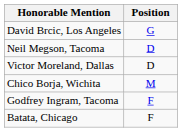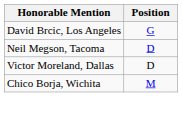- row: (63, 100)
- row: (42, 118)
